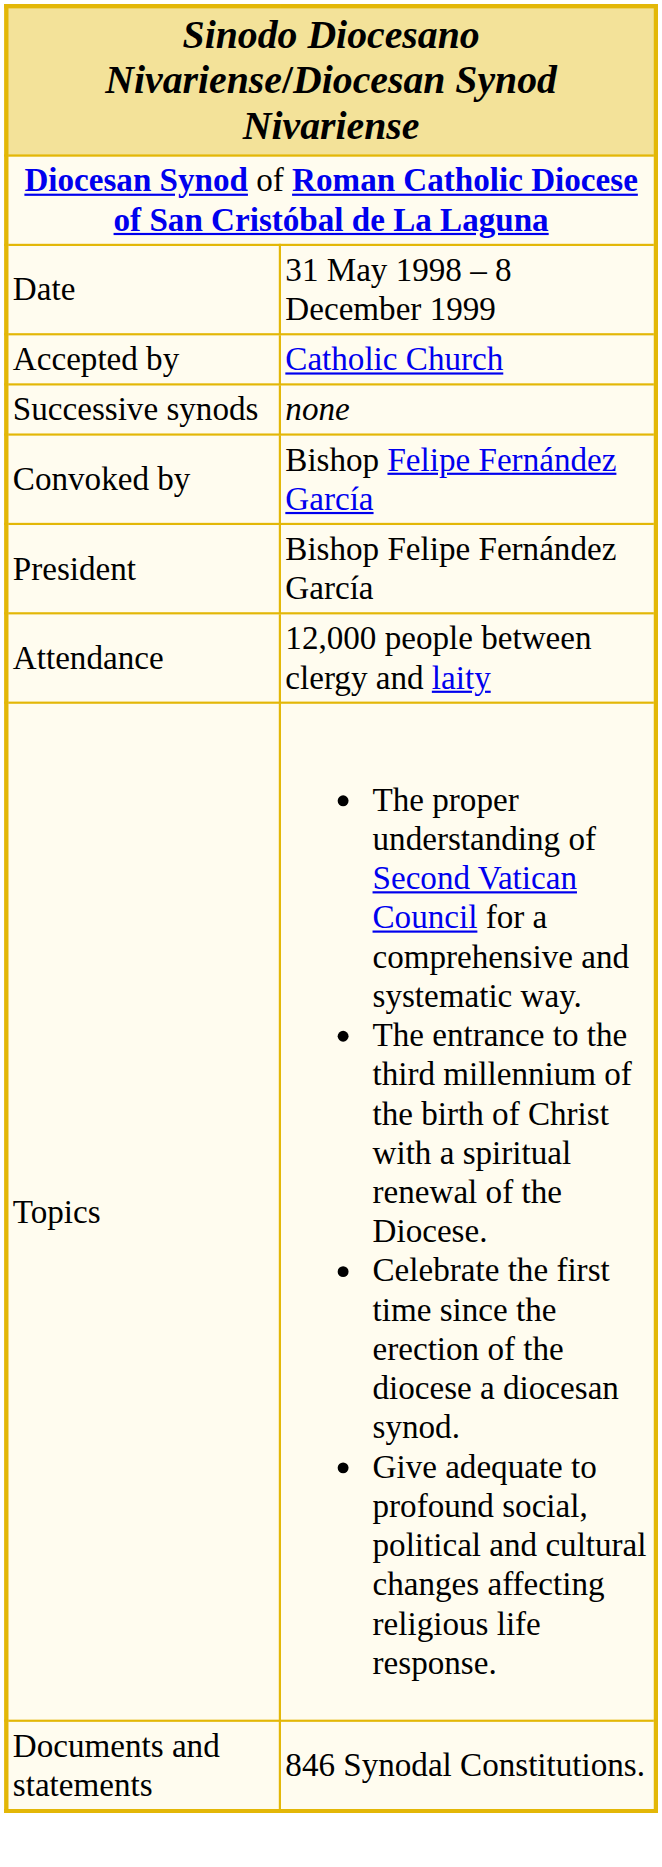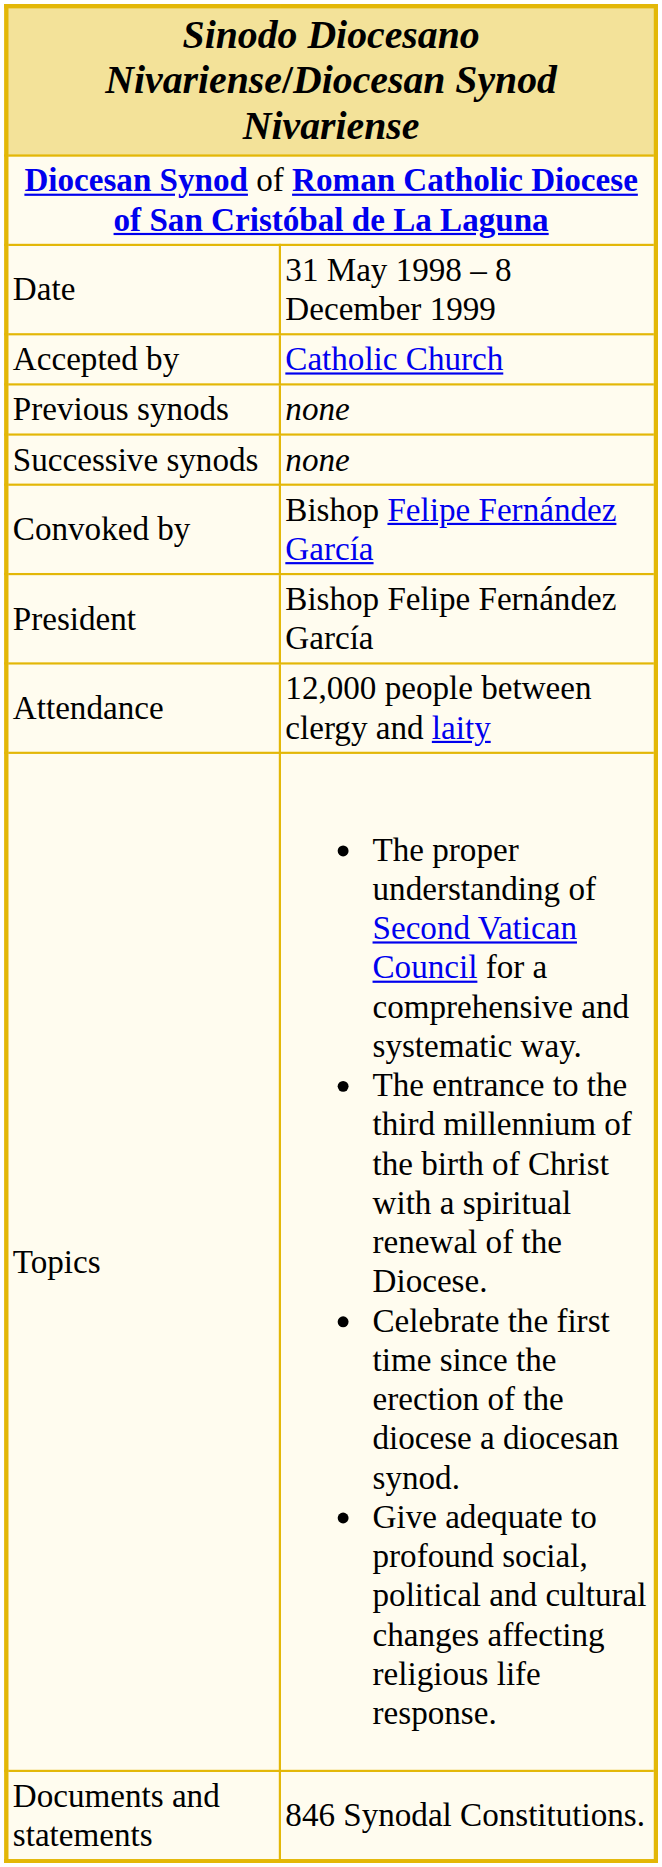+ row: (121, 408)
